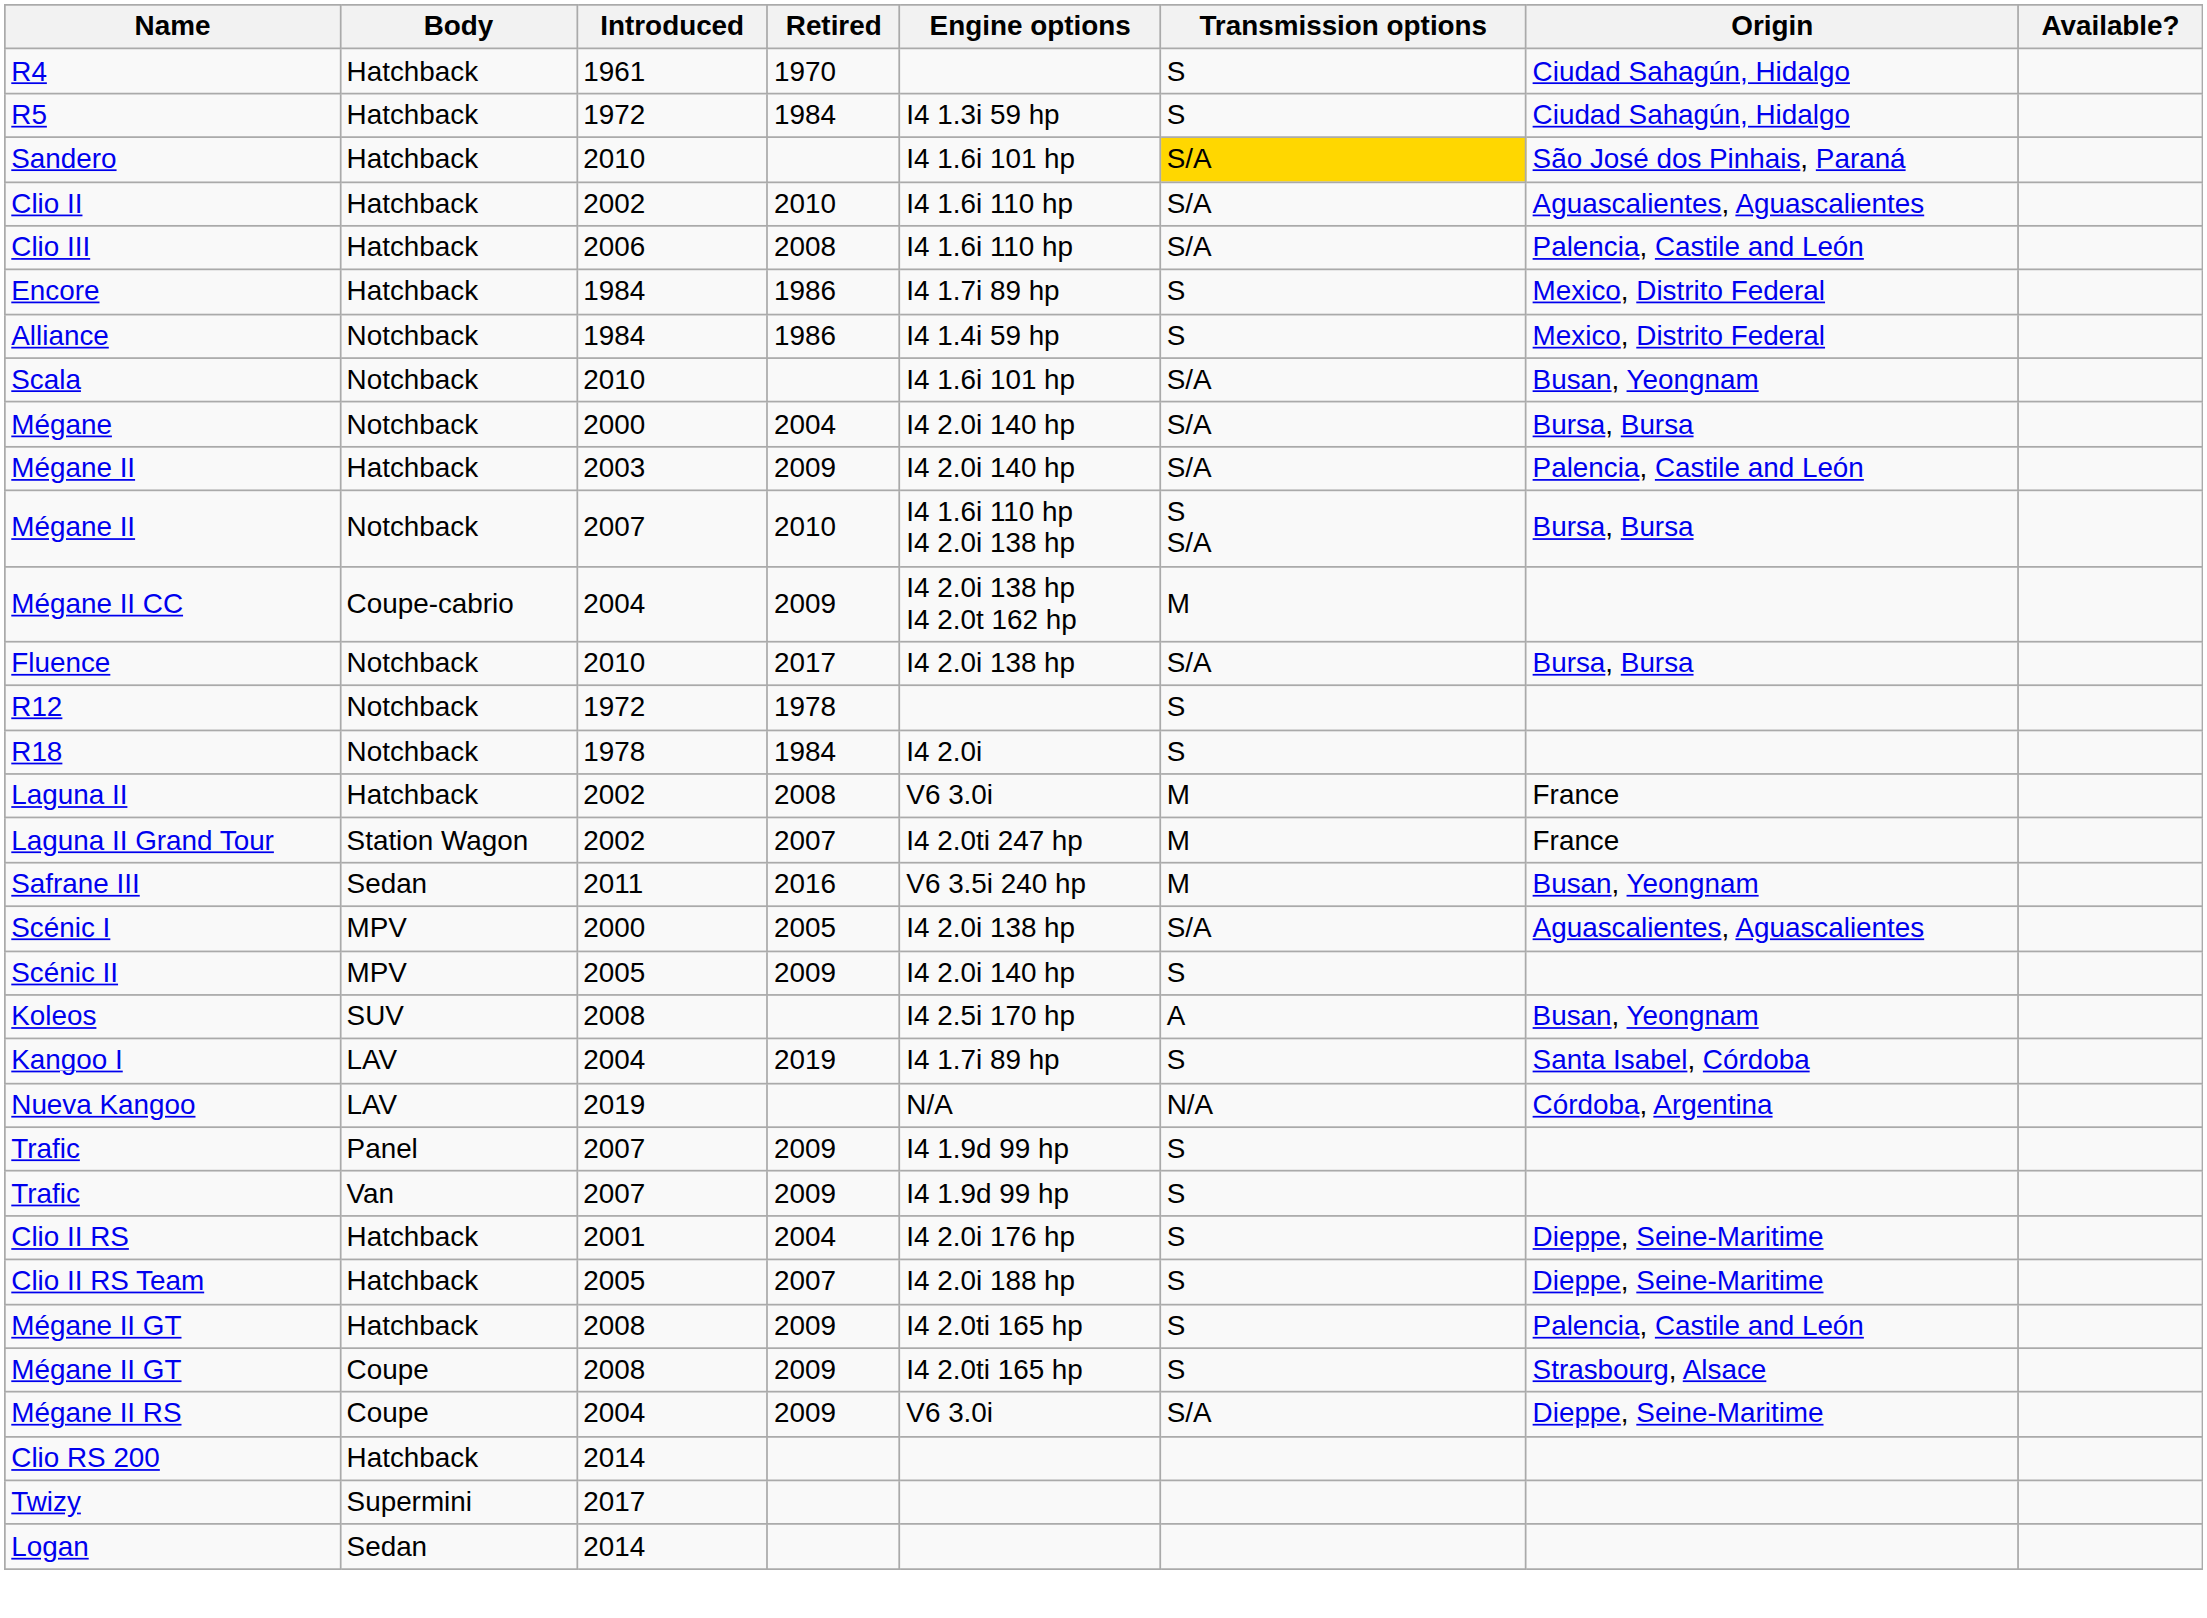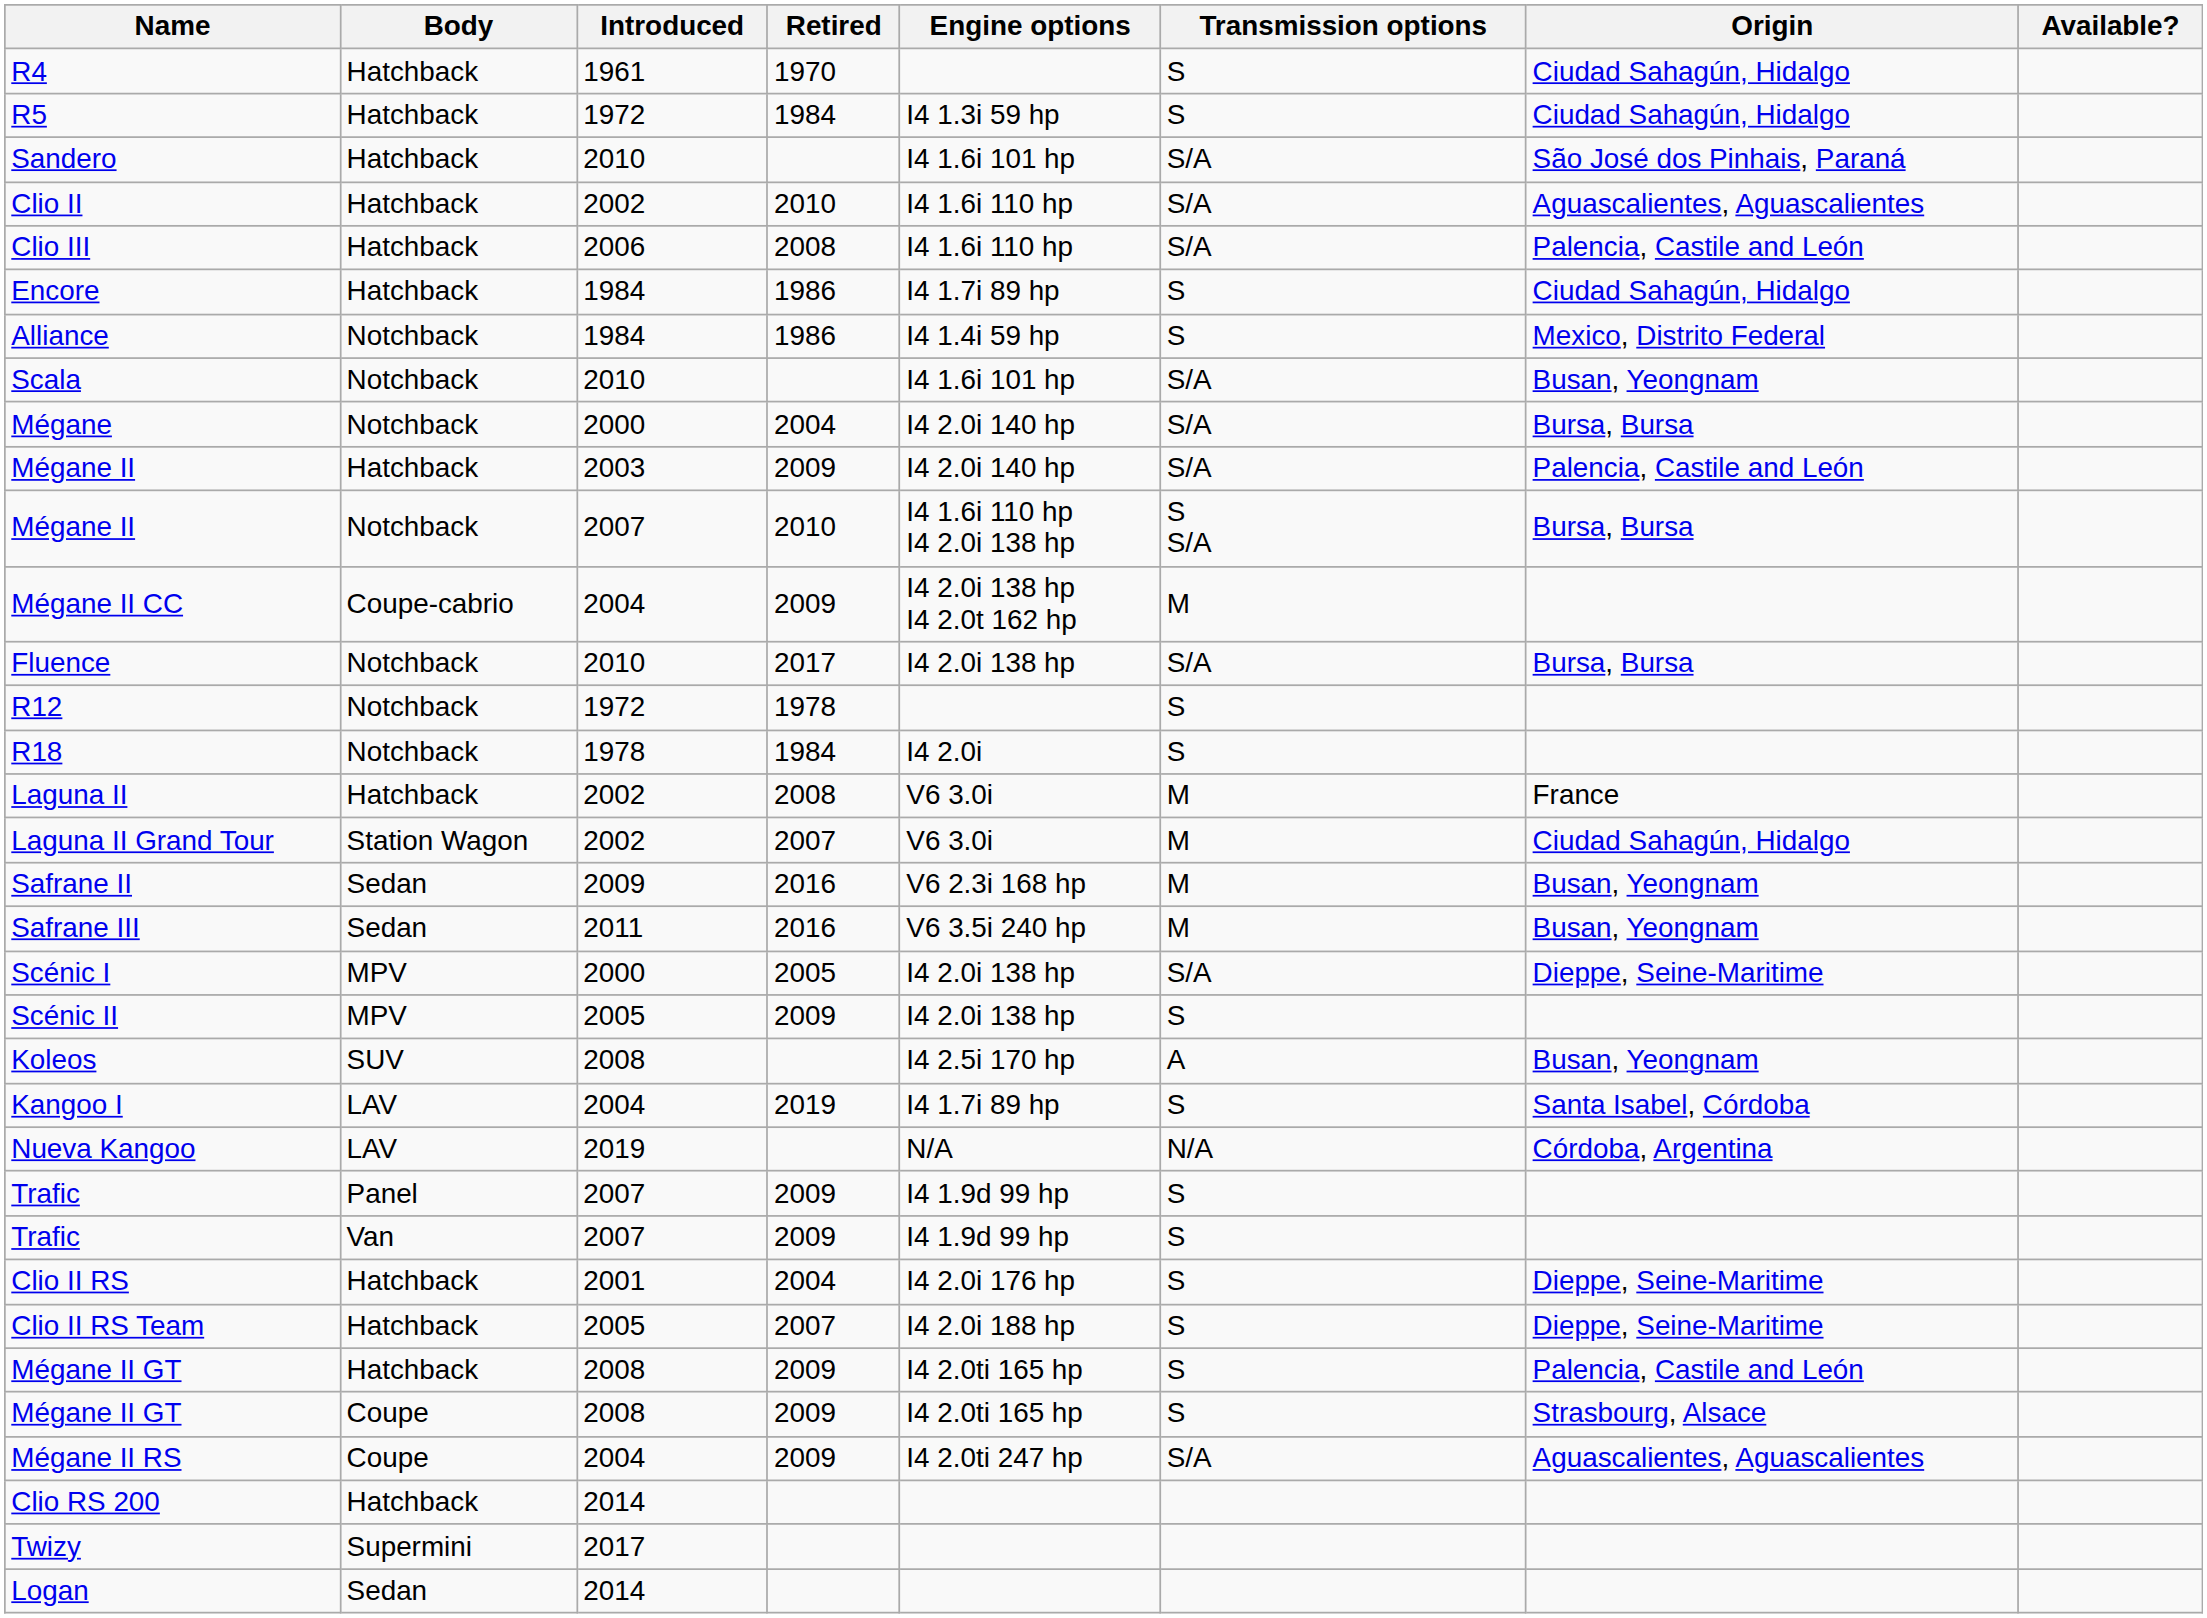(1189, 159) gold background -> (1189, 159) no background
(1679, 291) Mexico, Distrito Federal -> (1691, 291) Ciudad Sahagún, Hidalgo
(995, 839) I4 2.0ti 247 hp -> (950, 839) V6 3.0i
(1576, 839) France -> (1691, 839) Ciudad Sahagún, Hidalgo
+ row: (72, 883)
(1728, 928) Aguascalientes, Aguascalientes -> (1678, 972) Dieppe, Seine-Maritime
(991, 972) I4 2.0i 140 hp -> (991, 1016) I4 2.0i 138 hp
(950, 1413) V6 3.0i -> (995, 1457) I4 2.0ti 247 hp
(1678, 1413) Dieppe, Seine-Maritime -> (1728, 1457) Aguascalientes, Aguascalientes
